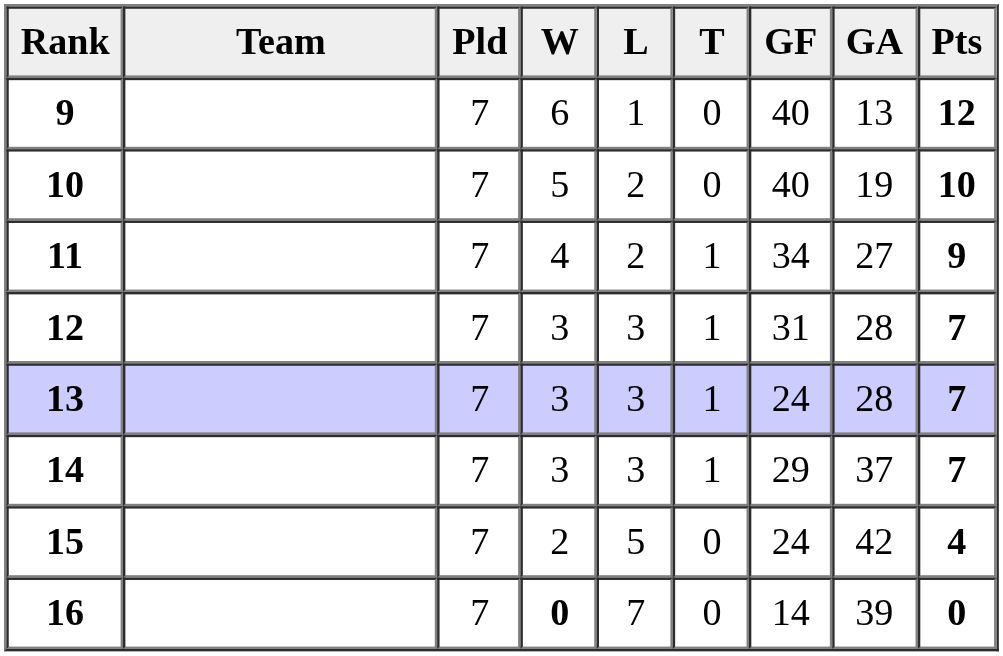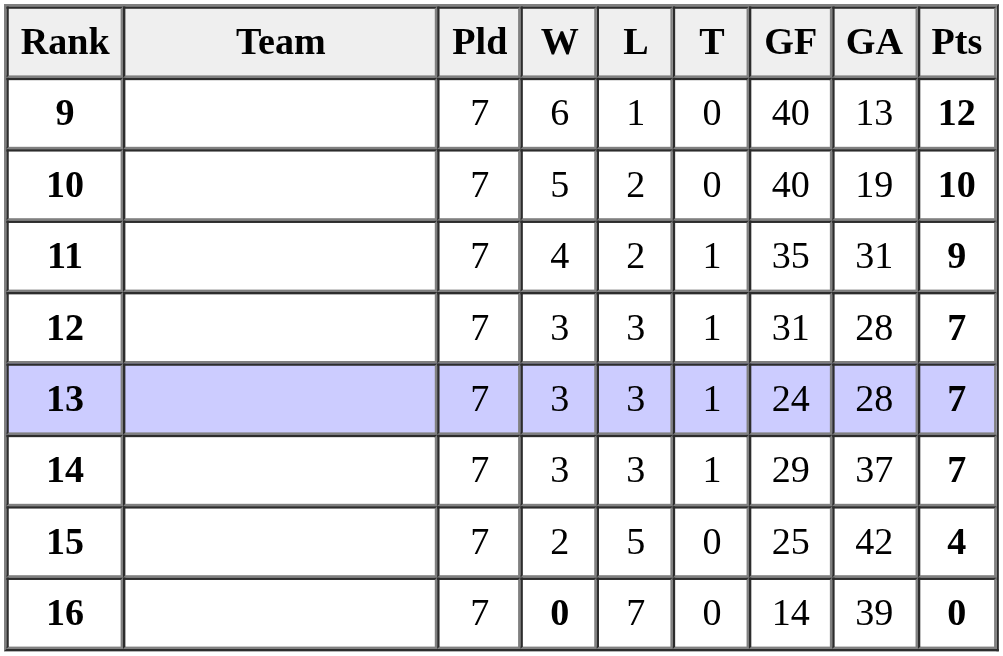(791, 255) 34 -> (791, 255) 35
(874, 255) 27 -> (874, 255) 31
(791, 541) 24 -> (791, 541) 25
